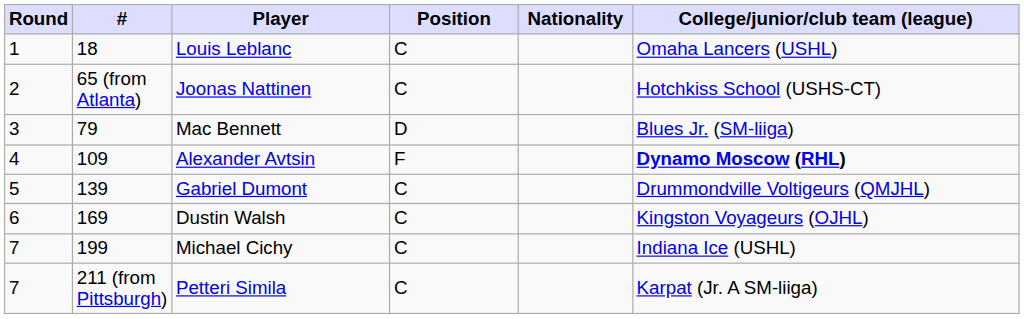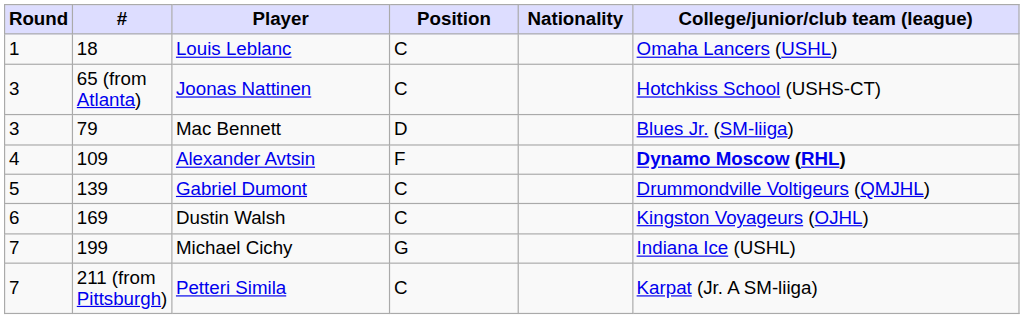(14, 89) 2 -> (14, 89) 3
(401, 248) C -> (401, 248) G
